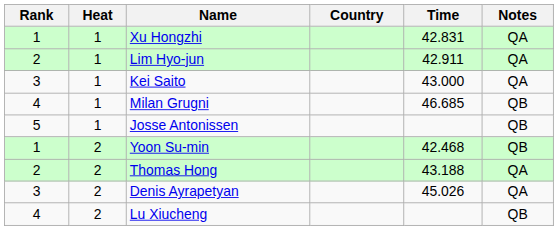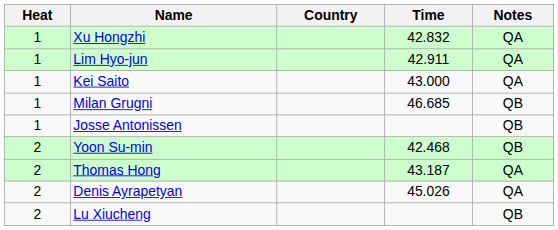- column: (37, 15)
(443, 37) 42.831 -> (428, 37) 42.832
(443, 170) 43.188 -> (428, 170) 43.187
